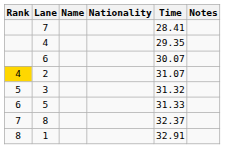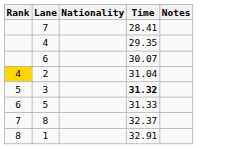- column: (73, 12)
(170, 74) 31.07 -> (143, 74) 31.04
(170, 89) normal -> (143, 89) bold
